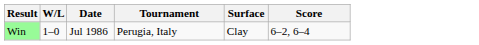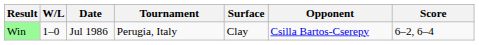+ column: (330, 13)
